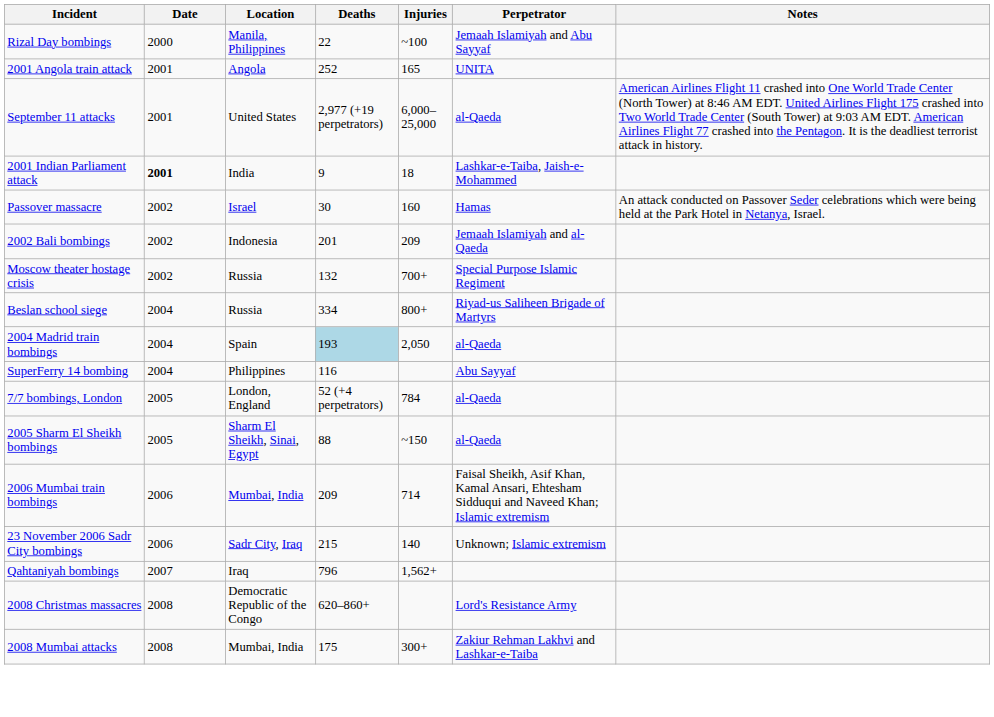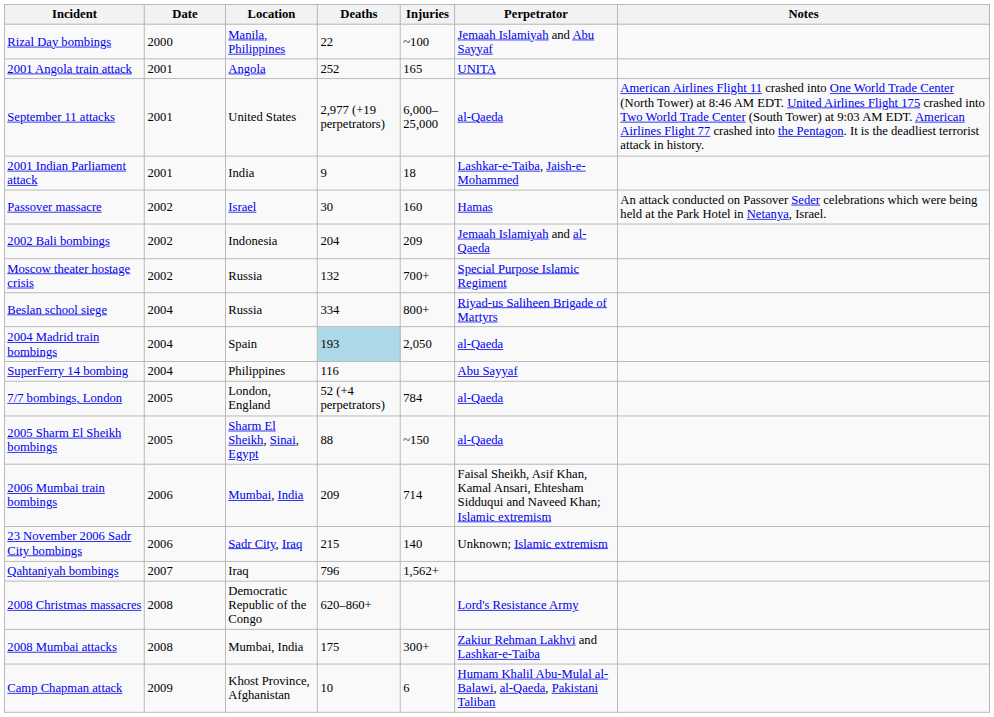(160, 172) bold -> (160, 172) normal
(328, 241) 201 -> (330, 241) 204
+ row: (65, 688)
